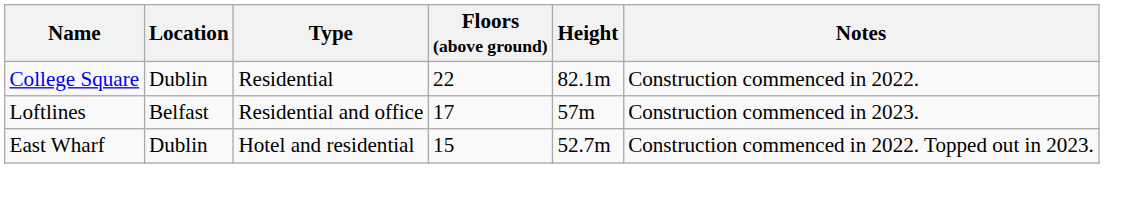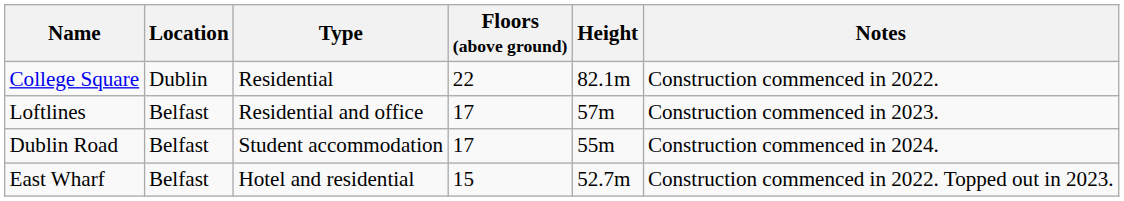+ row: (64, 145)
(178, 145) Dublin -> (179, 178) Belfast
